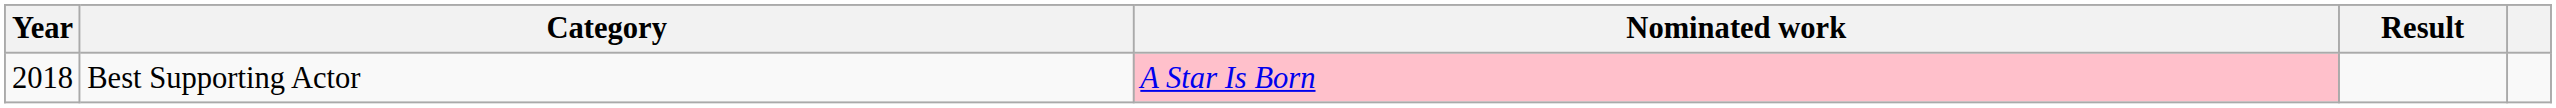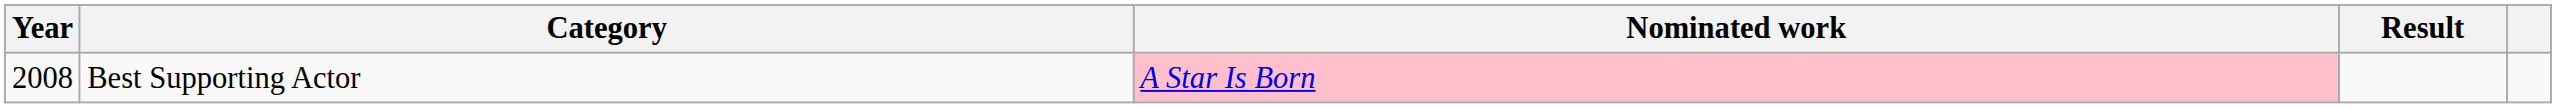(43, 77) 2018 -> (43, 77) 2008
